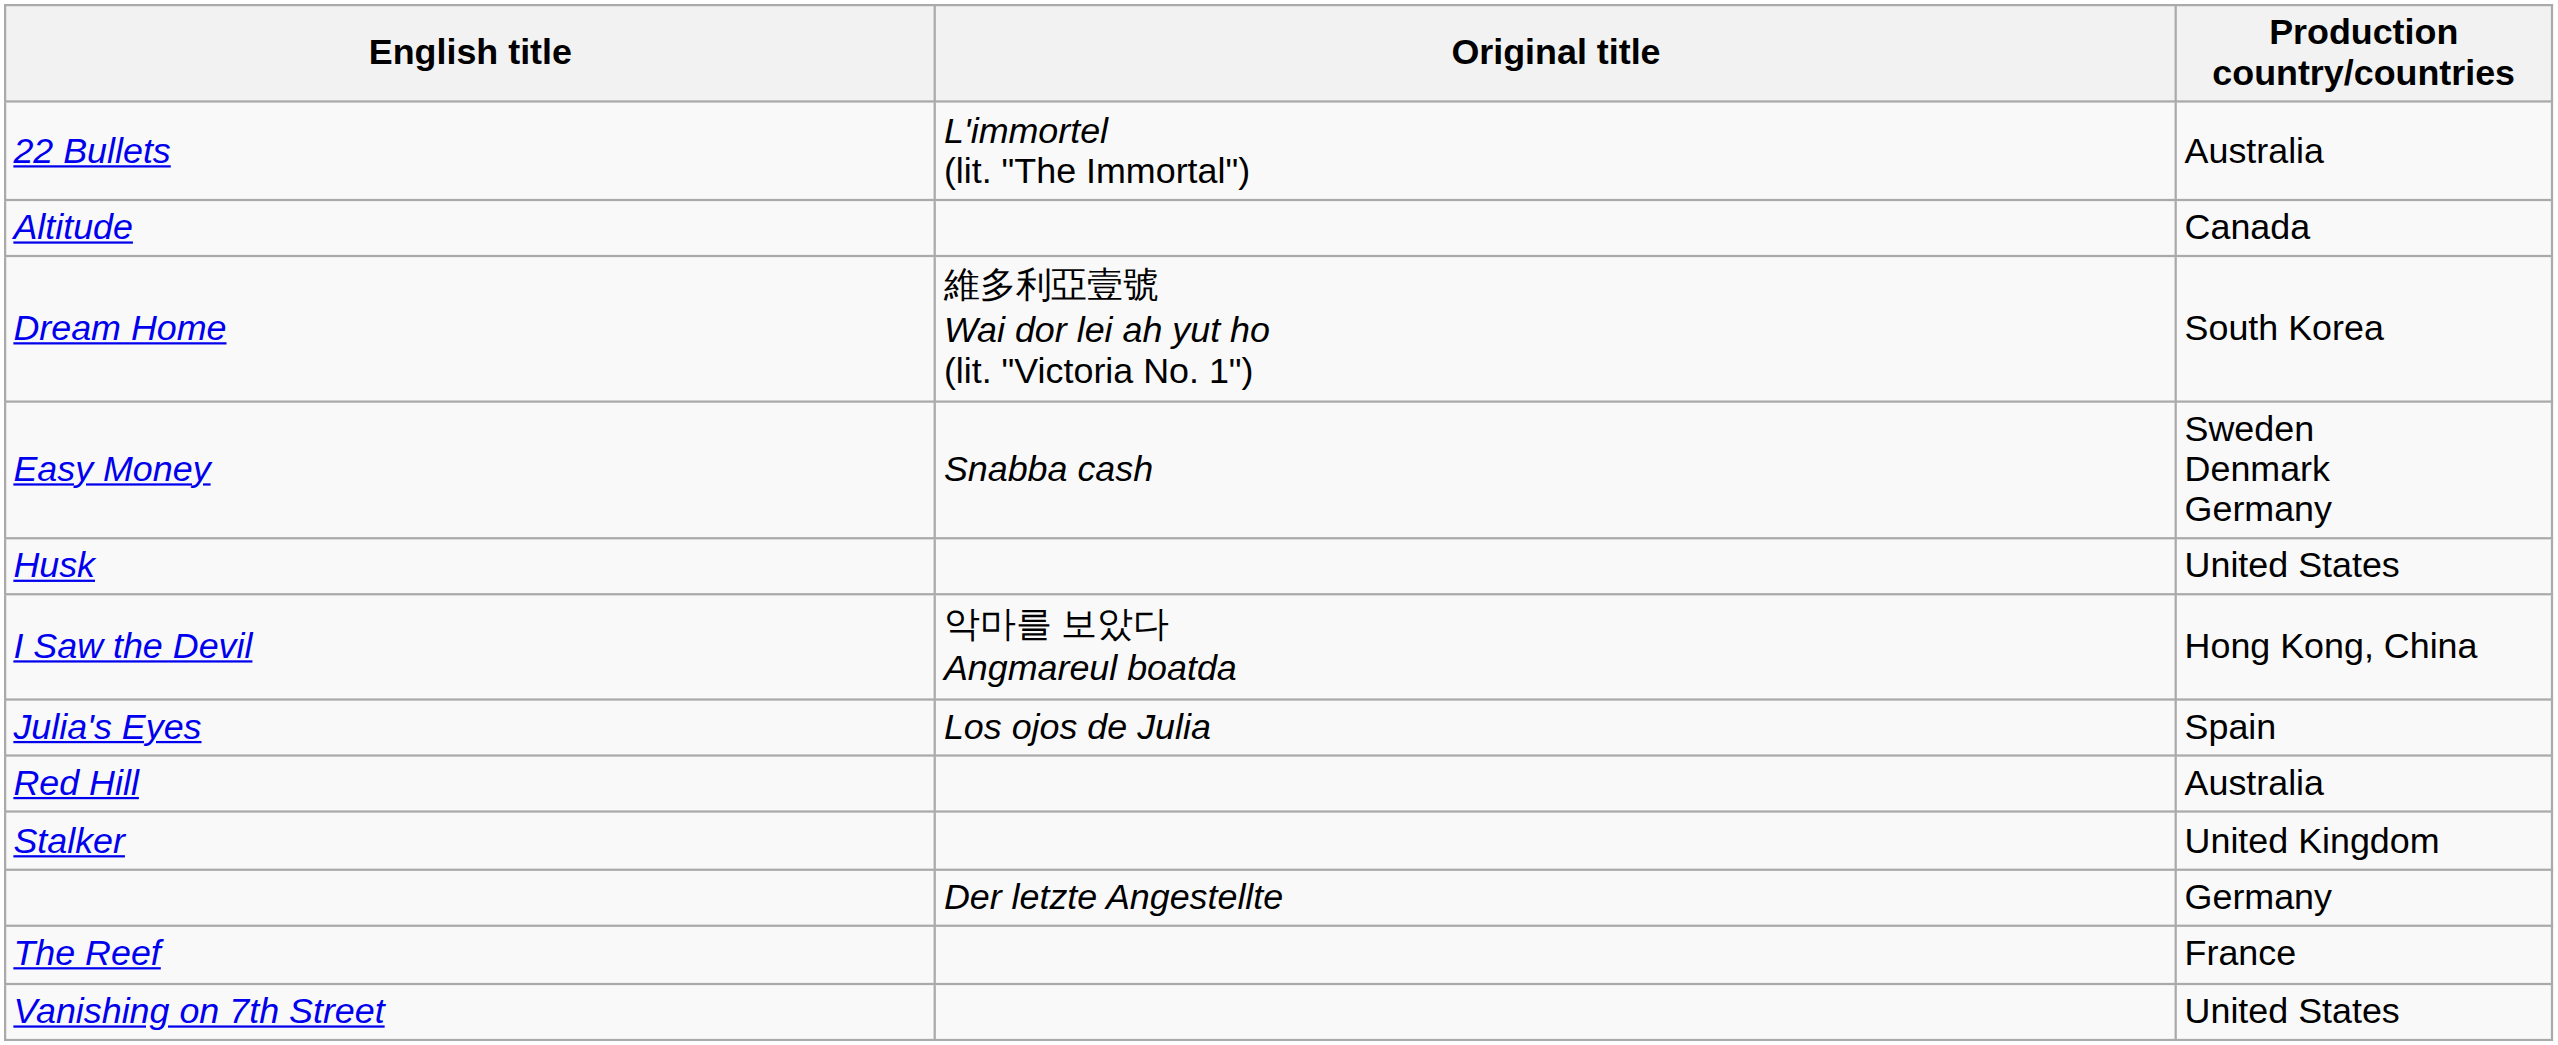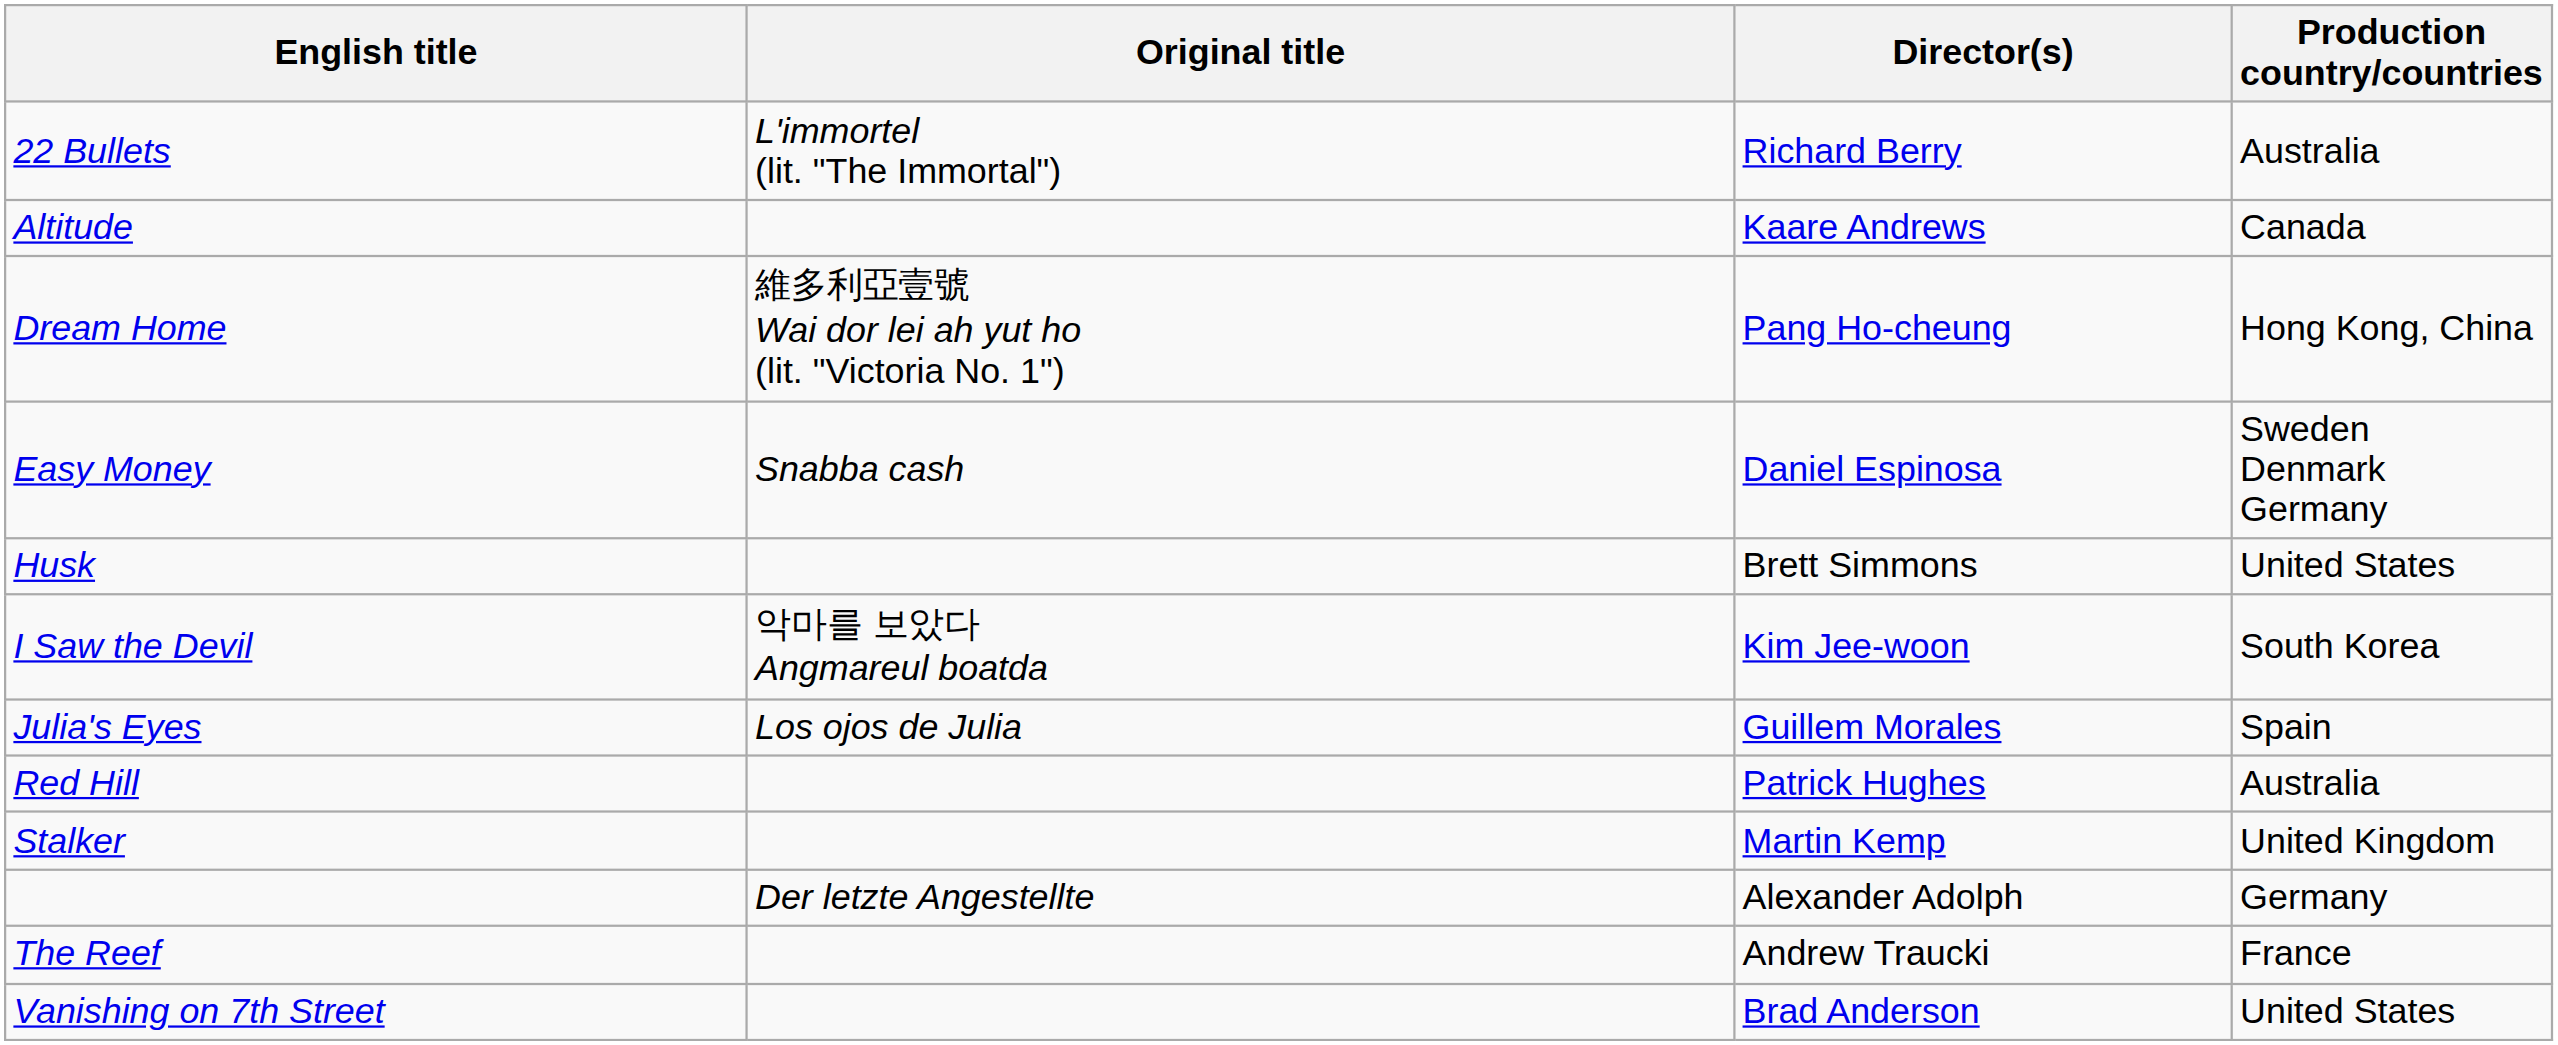+ column: (1983, 53)
(2284, 327) South Korea -> (2387, 327) Hong Kong, China
(2331, 646) Hong Kong, China -> (2340, 646) South Korea
